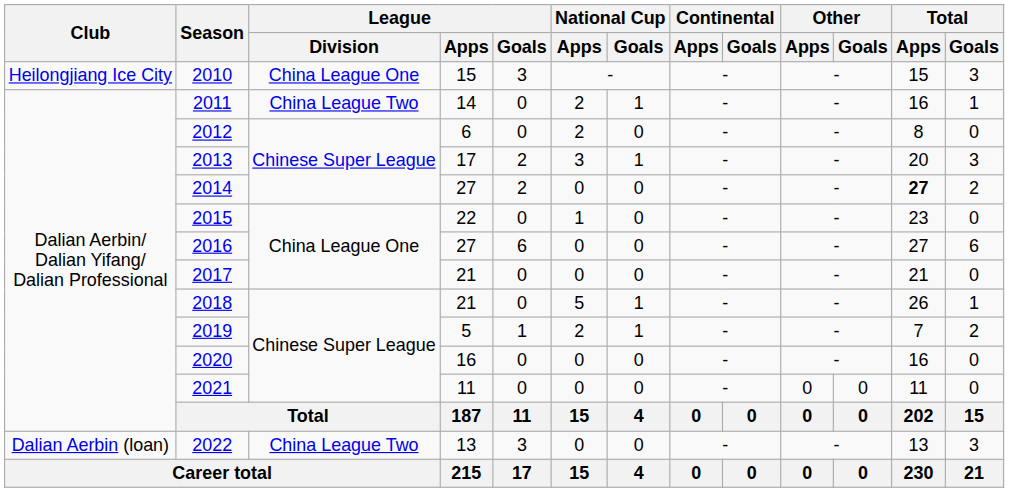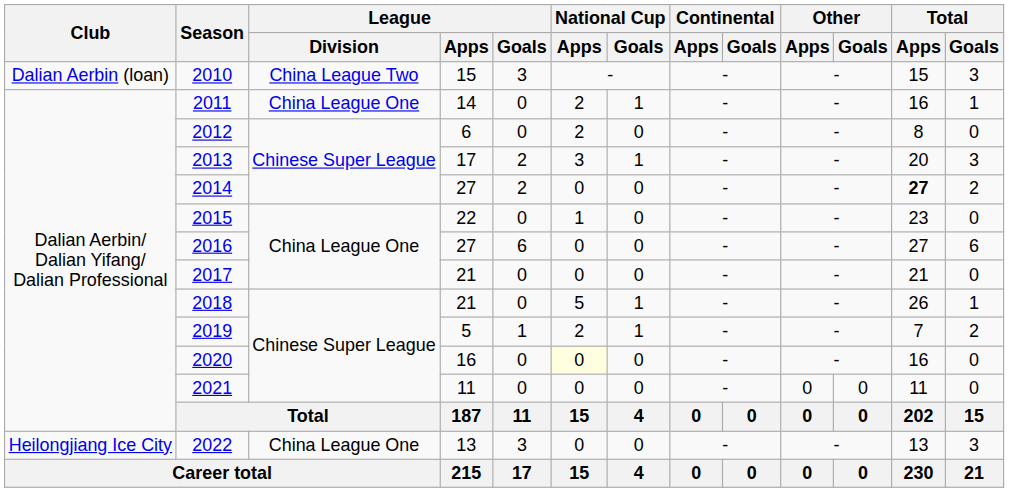(90, 75) Heilongjiang Ice City -> (90, 75) Dalian Aerbin (loan)
(344, 75) China League One -> (344, 75) China League Two
(344, 103) China League Two -> (344, 103) China League One
(579, 359) no background -> (579, 359) lightyellow background
(90, 445) Dalian Aerbin (loan) -> (90, 445) Heilongjiang Ice City
(344, 445) China League Two -> (344, 445) China League One
